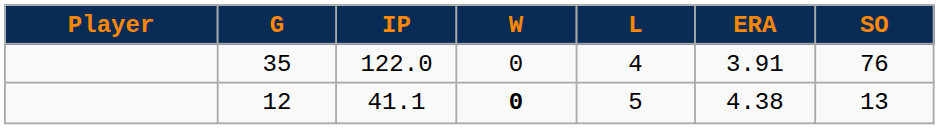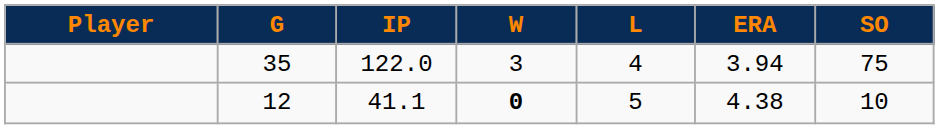(516, 64) 0 -> (516, 64) 3
(755, 64) 3.91 -> (755, 64) 3.94
(874, 64) 76 -> (874, 64) 75
(874, 103) 13 -> (874, 103) 10
